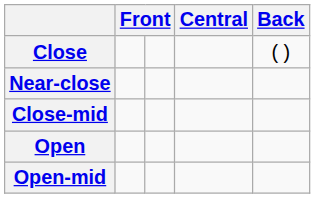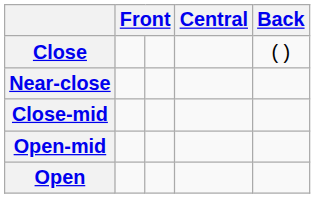rows swapped: (60, 177) <-> (60, 146)
